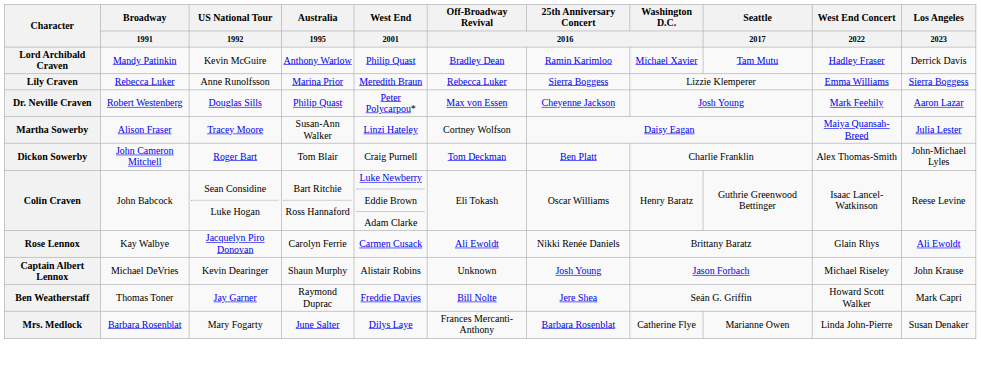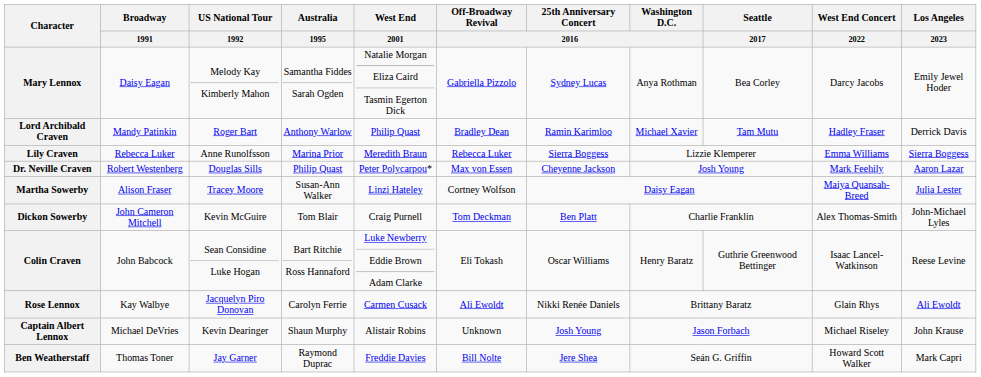+ row: (52, 82)
(235, 60) Kevin McGuire -> (235, 132) Roger Bart
(235, 156) Roger Bart -> (235, 217) Kevin McGuire
- row: (52, 324)
